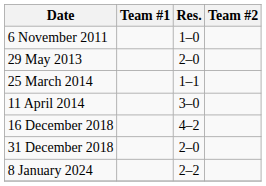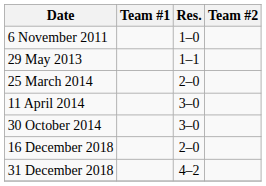(189, 59) 2–0 -> (189, 59) 1–1
(189, 81) 1–1 -> (189, 81) 2–0
+ row: (54, 125)
(189, 125) 4–2 -> (189, 147) 2–0
(189, 147) 2–0 -> (189, 170) 4–2
- row: (50, 170)
